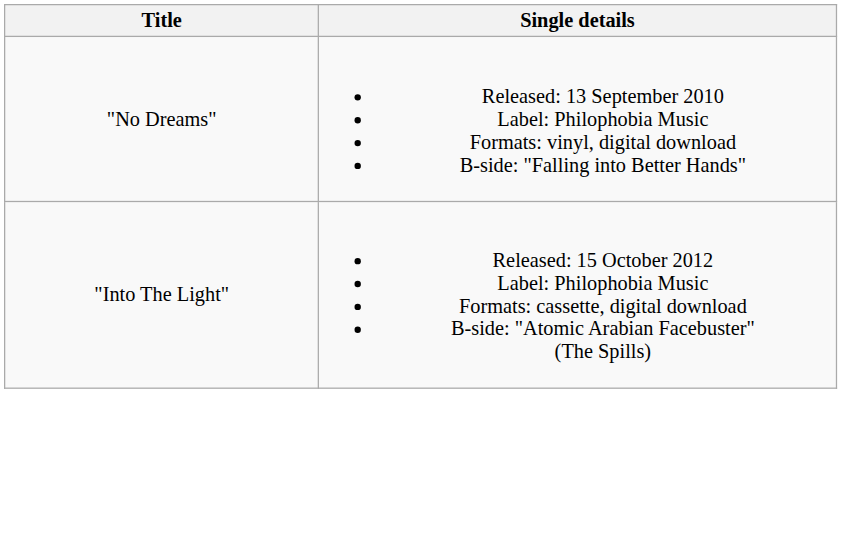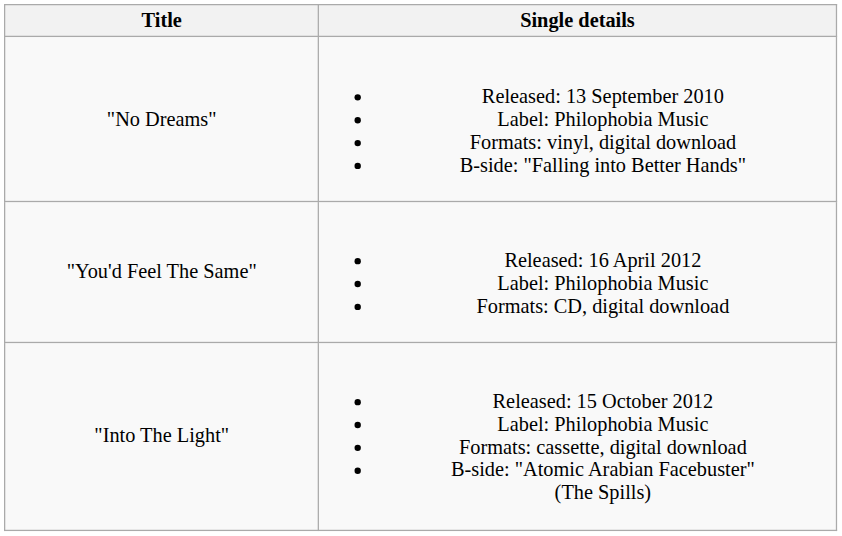+ row: (162, 271)
